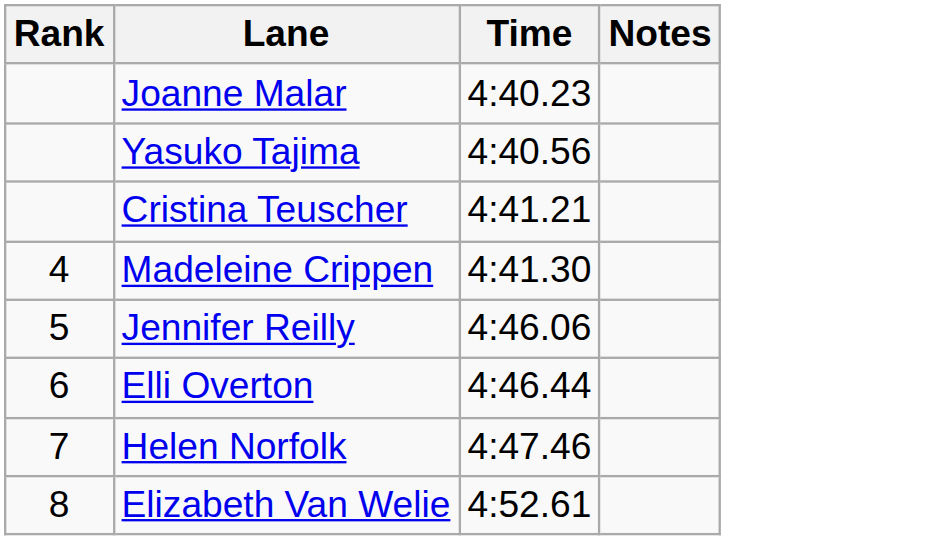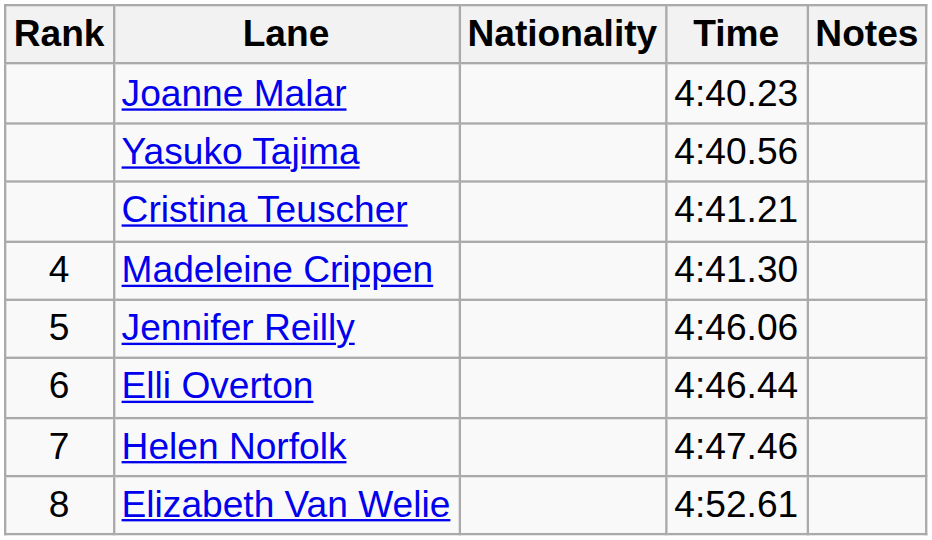+ column: (562, 33)
